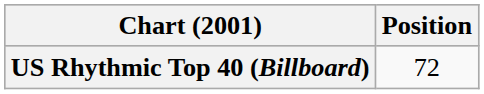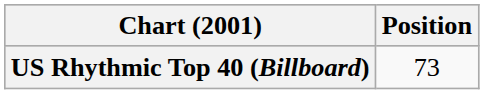(427, 66) 72 -> (427, 66) 73
